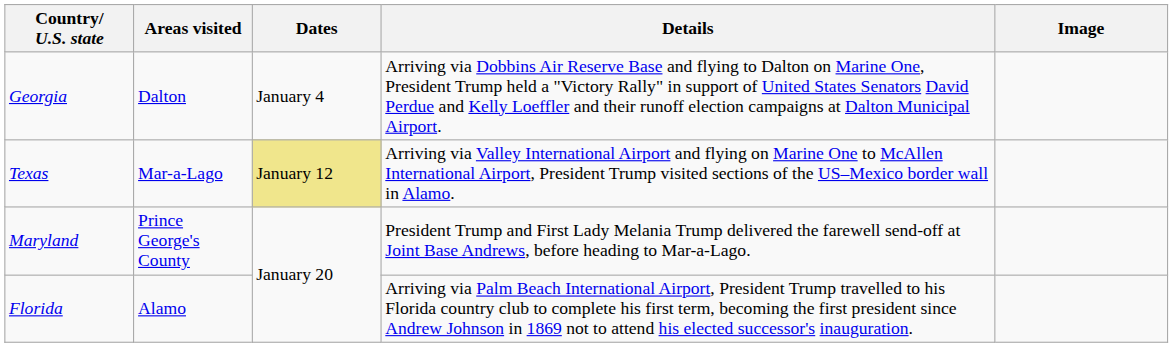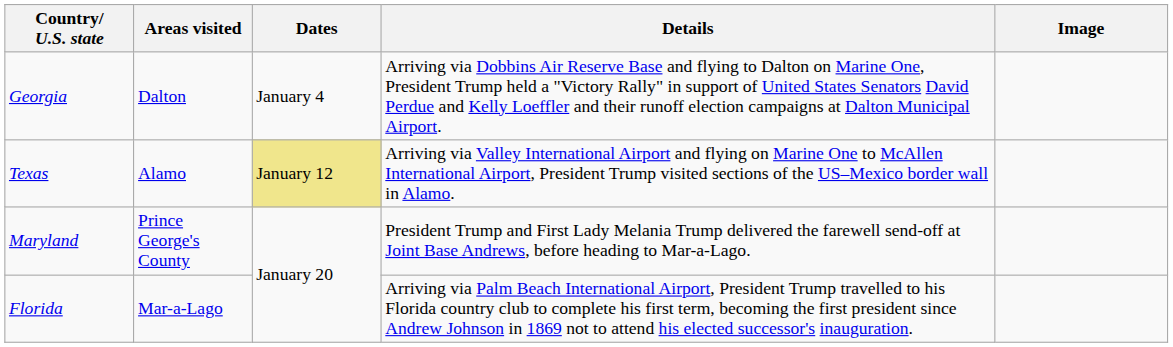(180, 173) Mar-a-Lago -> (162, 173) Alamo
(162, 308) Alamo -> (180, 308) Mar-a-Lago
